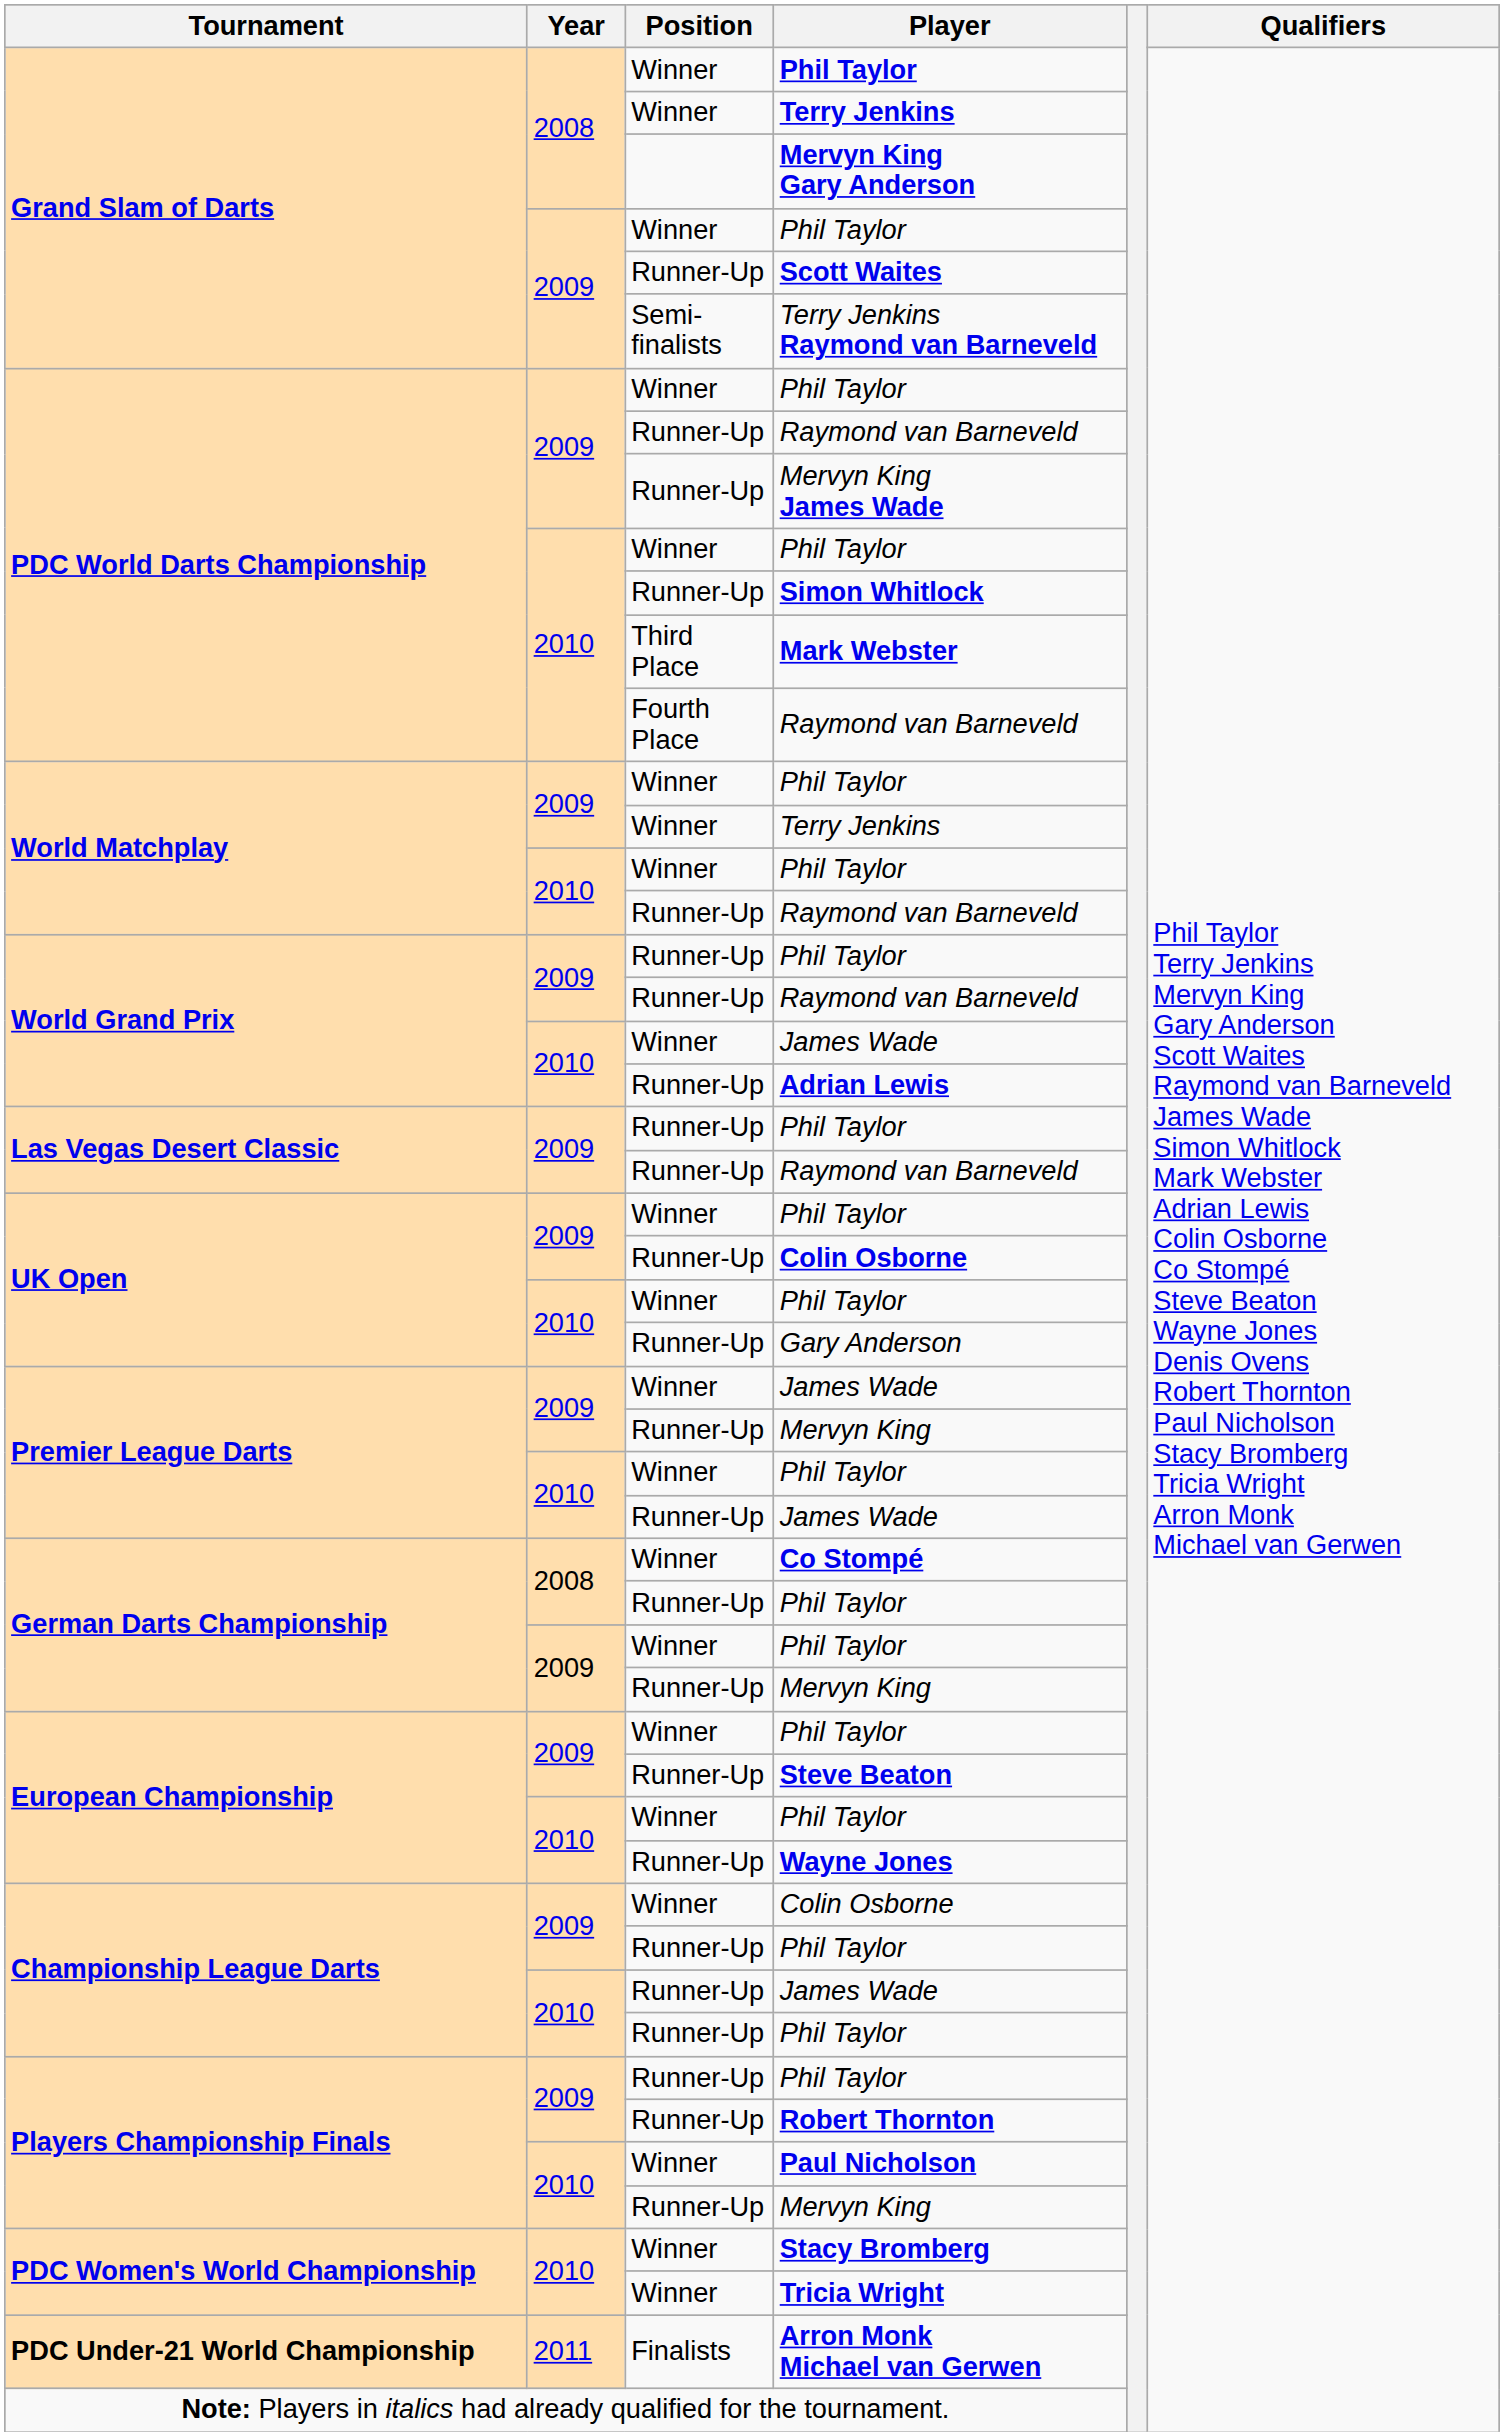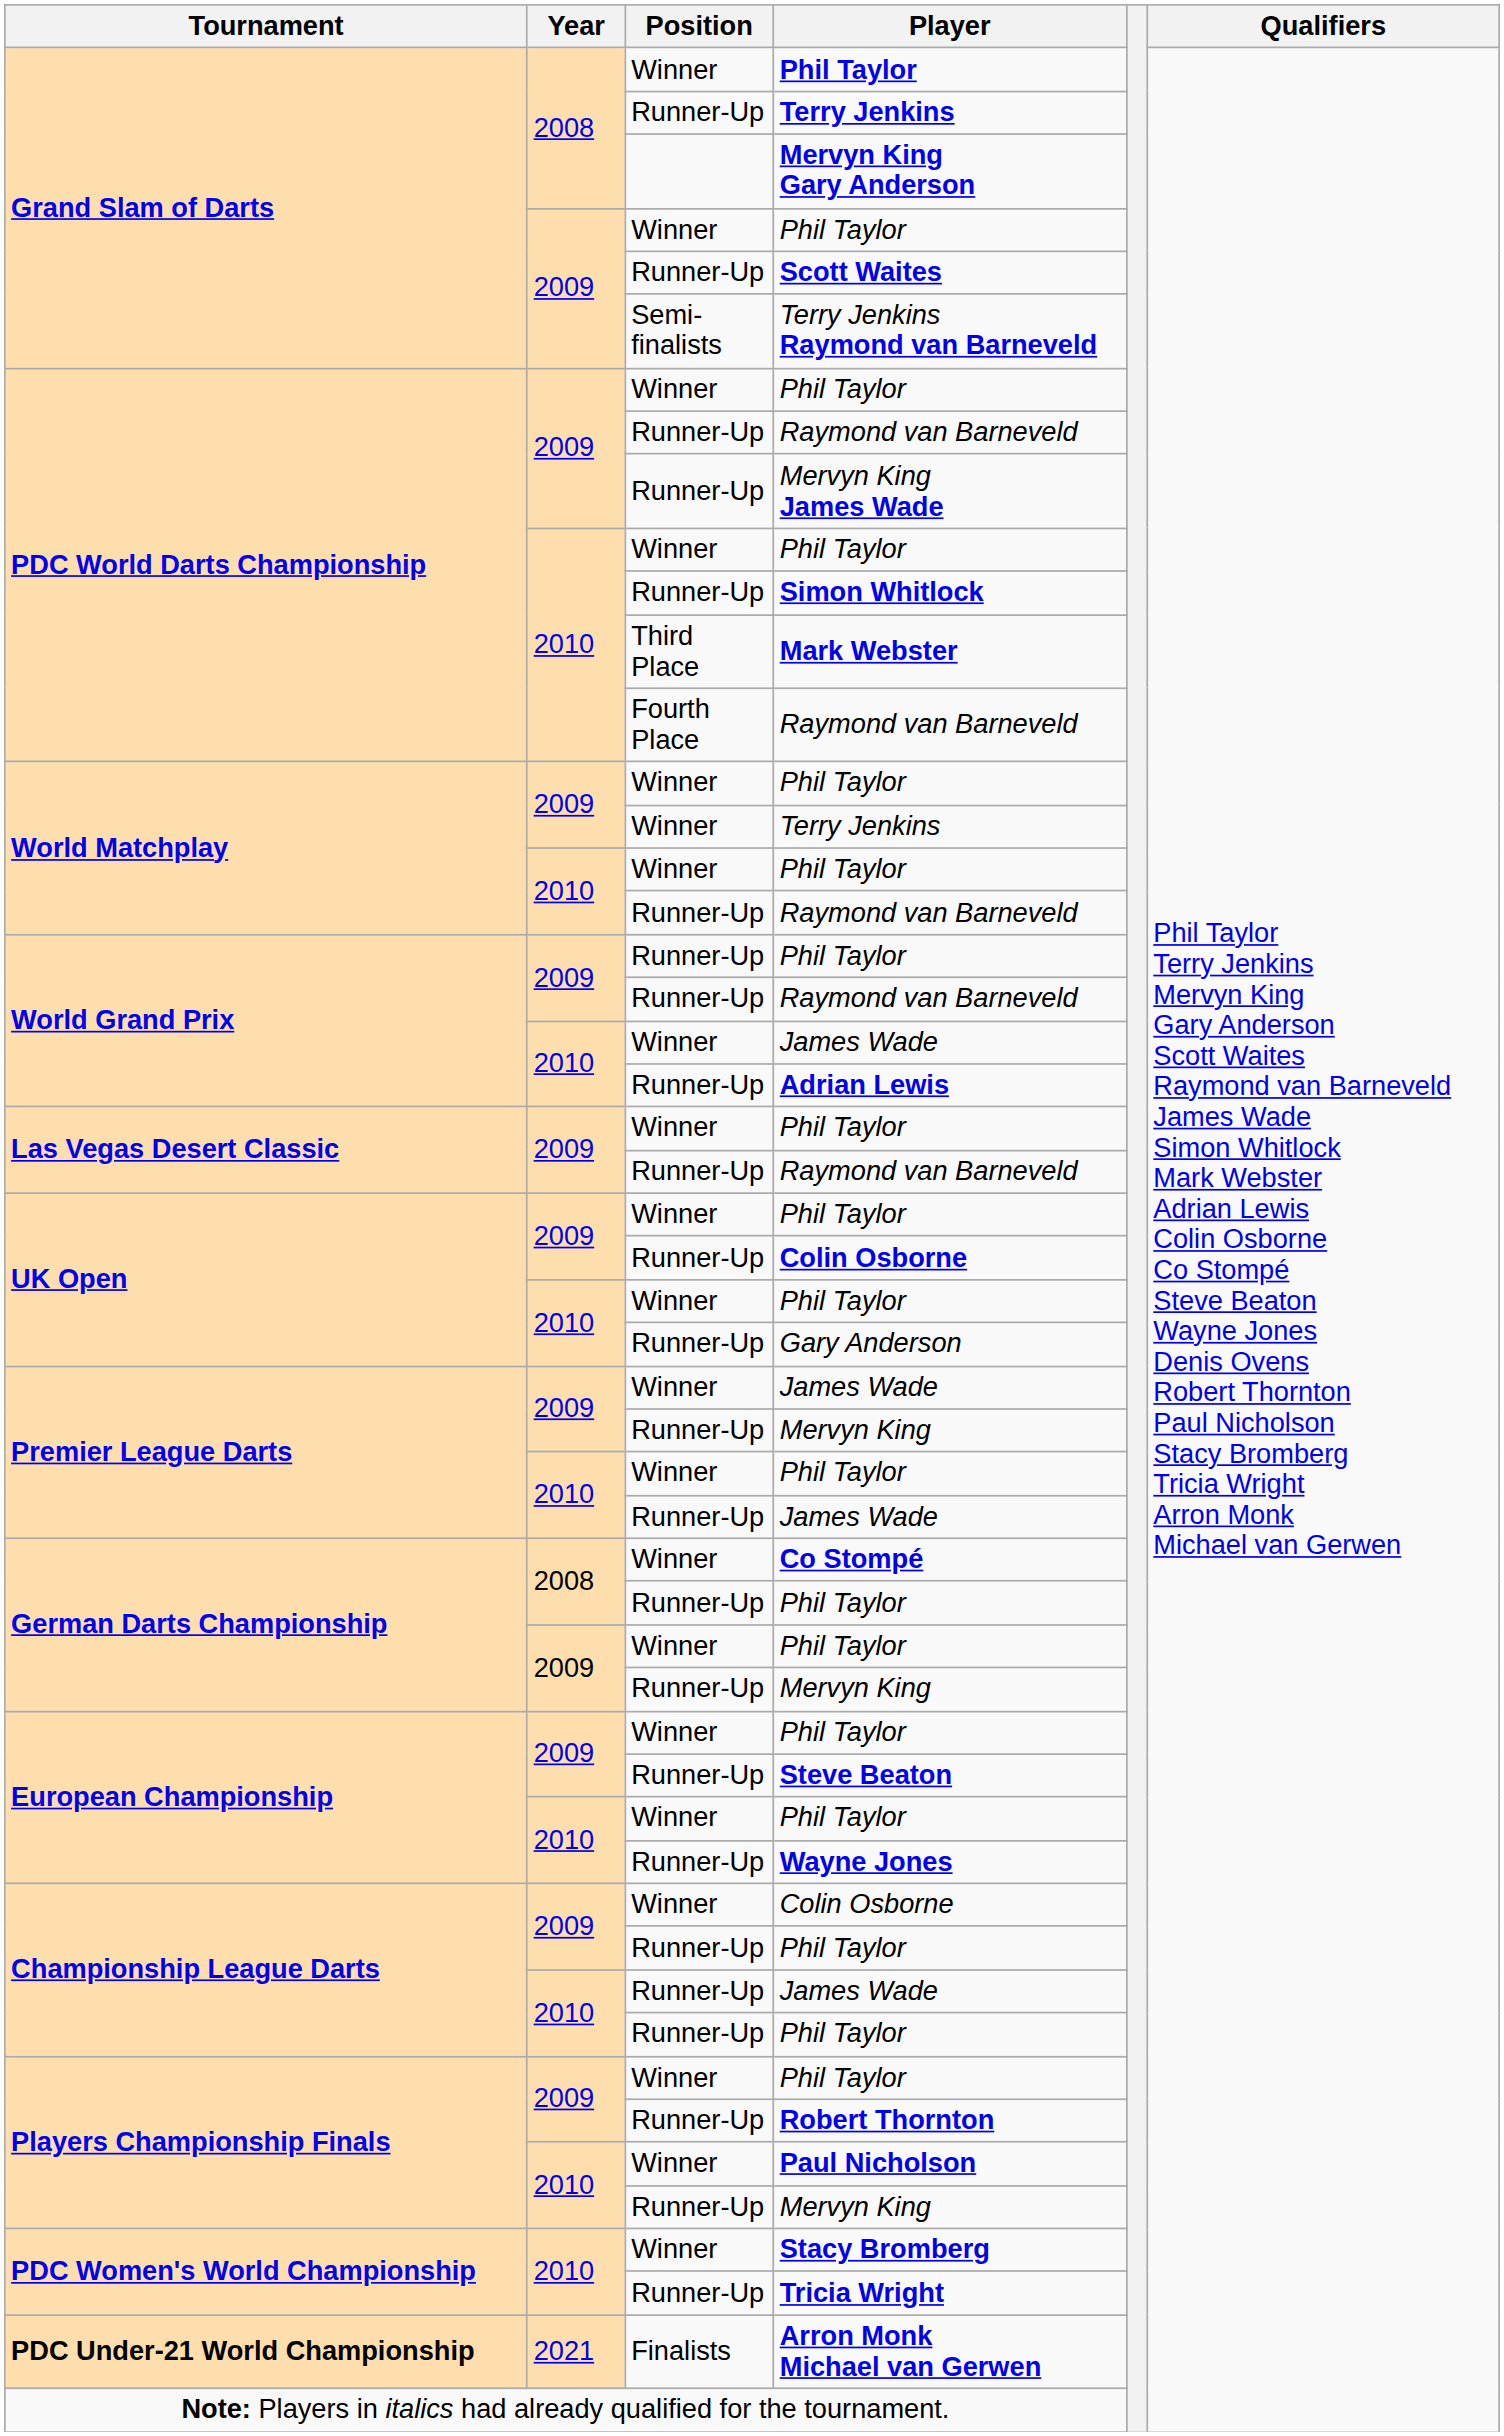(674, 112) Winner -> (698, 112) Runner-Up
(698, 1128) Runner-Up -> (674, 1128) Winner
(698, 2077) Runner-Up -> (674, 2077) Winner
(674, 2292) Winner -> (698, 2292) Runner-Up
(563, 2351) 2011 -> (564, 2351) 2021
